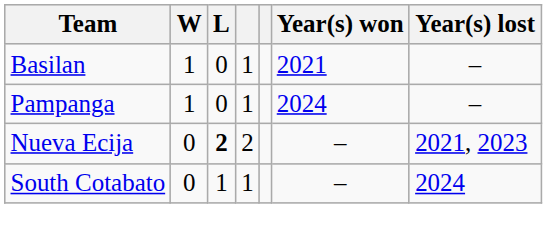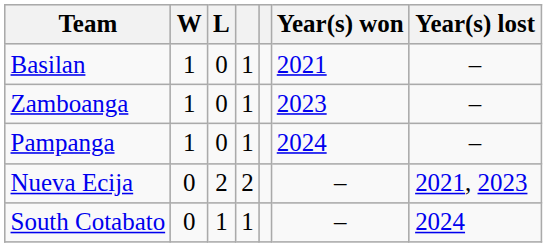+ row: (69, 103)
(221, 143) bold -> (221, 182) normal
